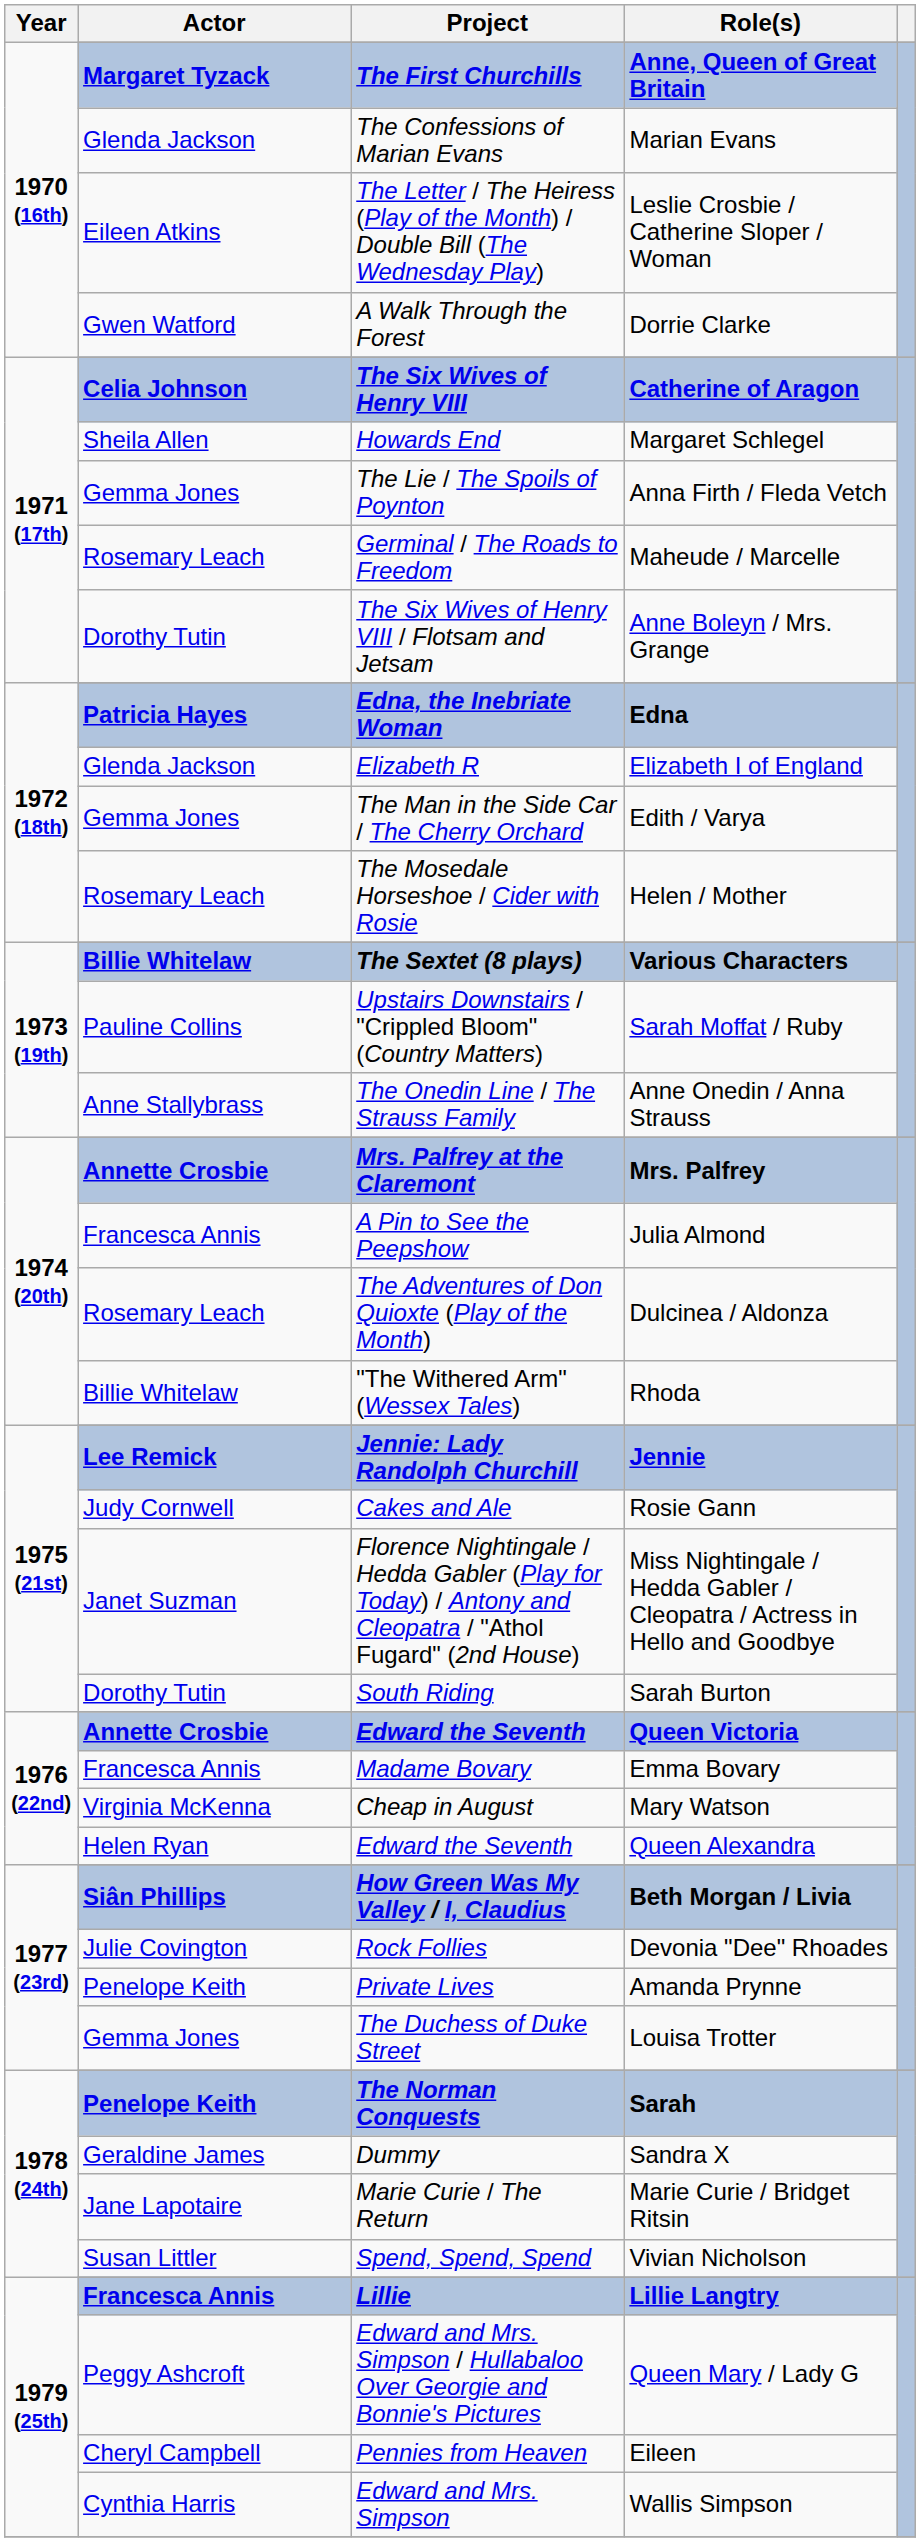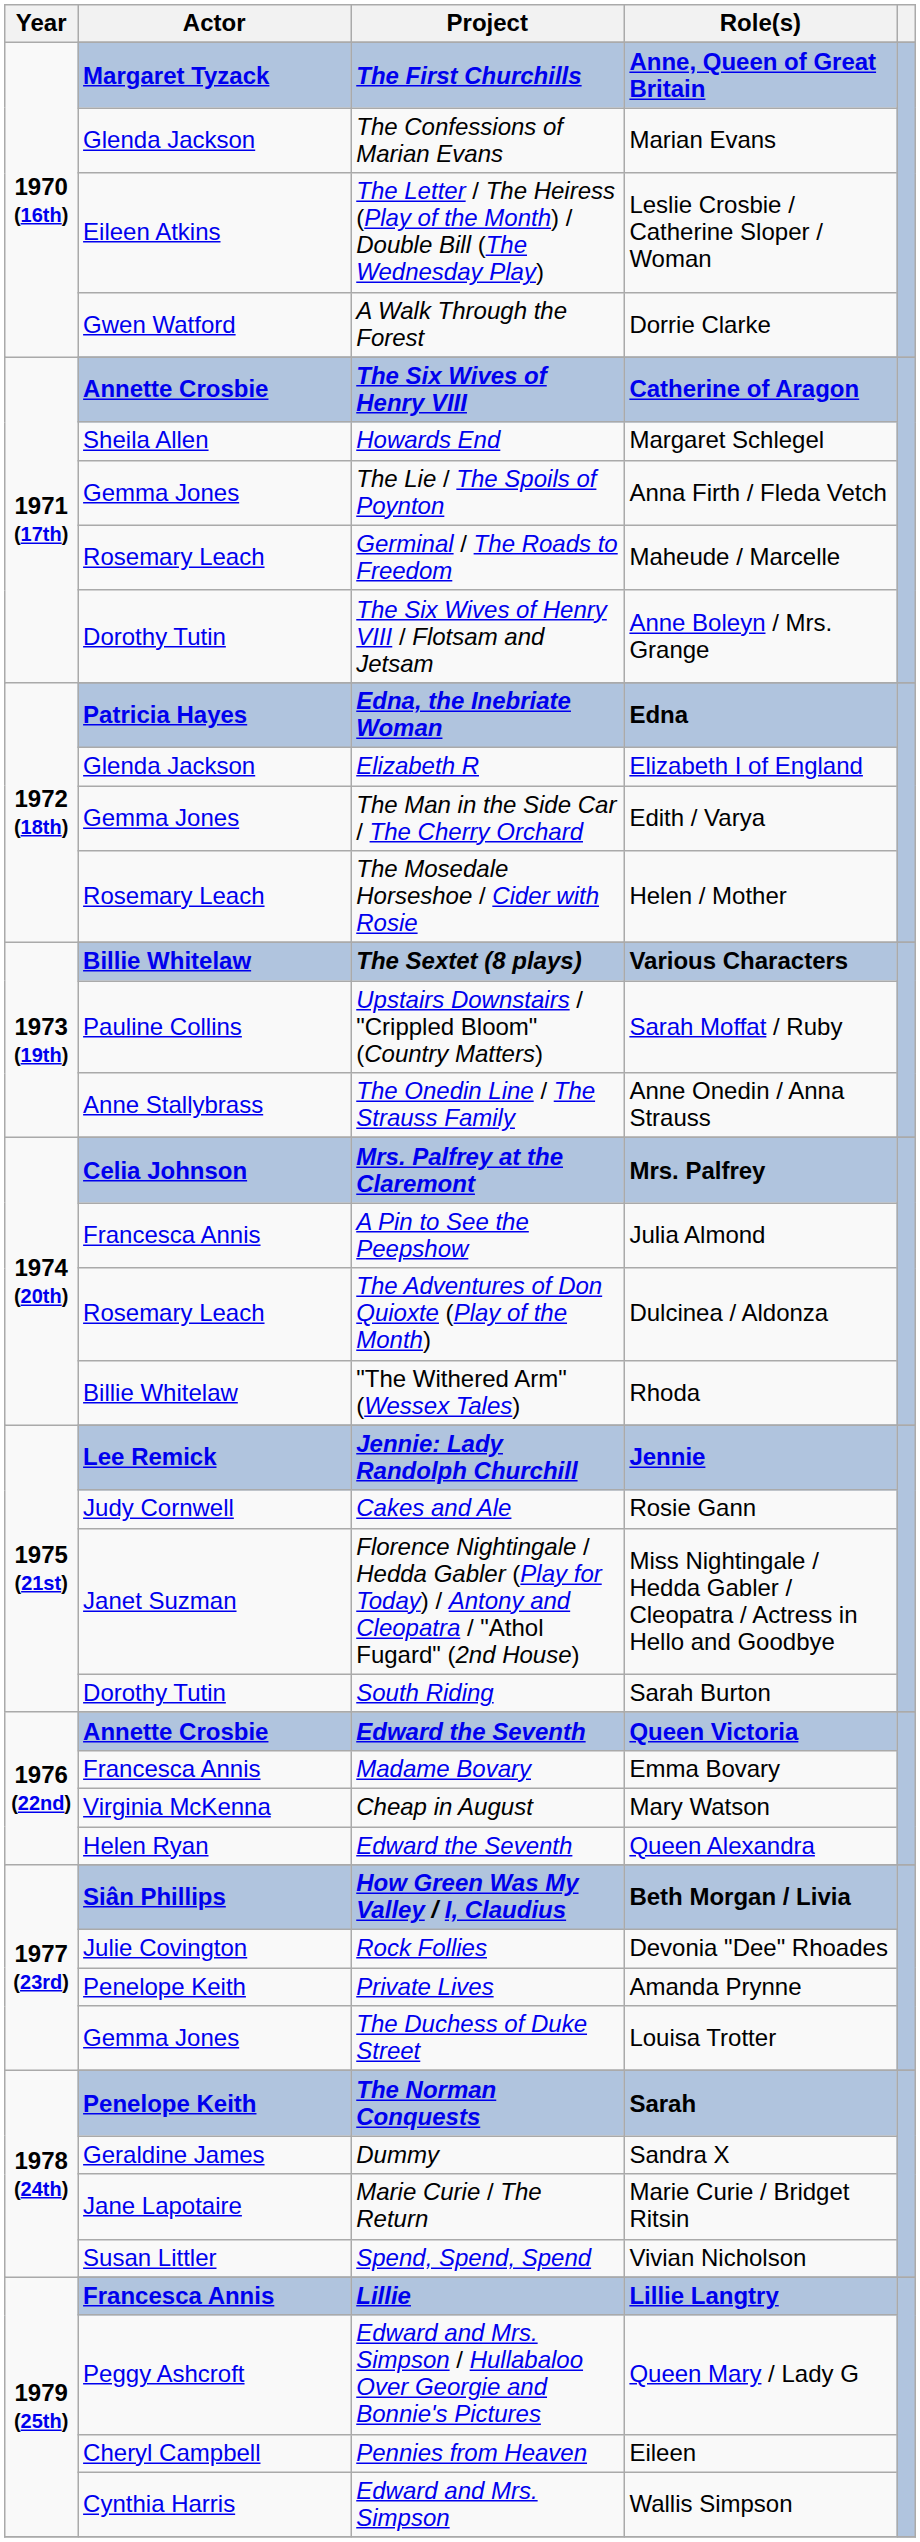(165, 389) Celia Johnson -> (176, 389) Annette Crosbie
(176, 1170) Annette Crosbie -> (165, 1170) Celia Johnson
